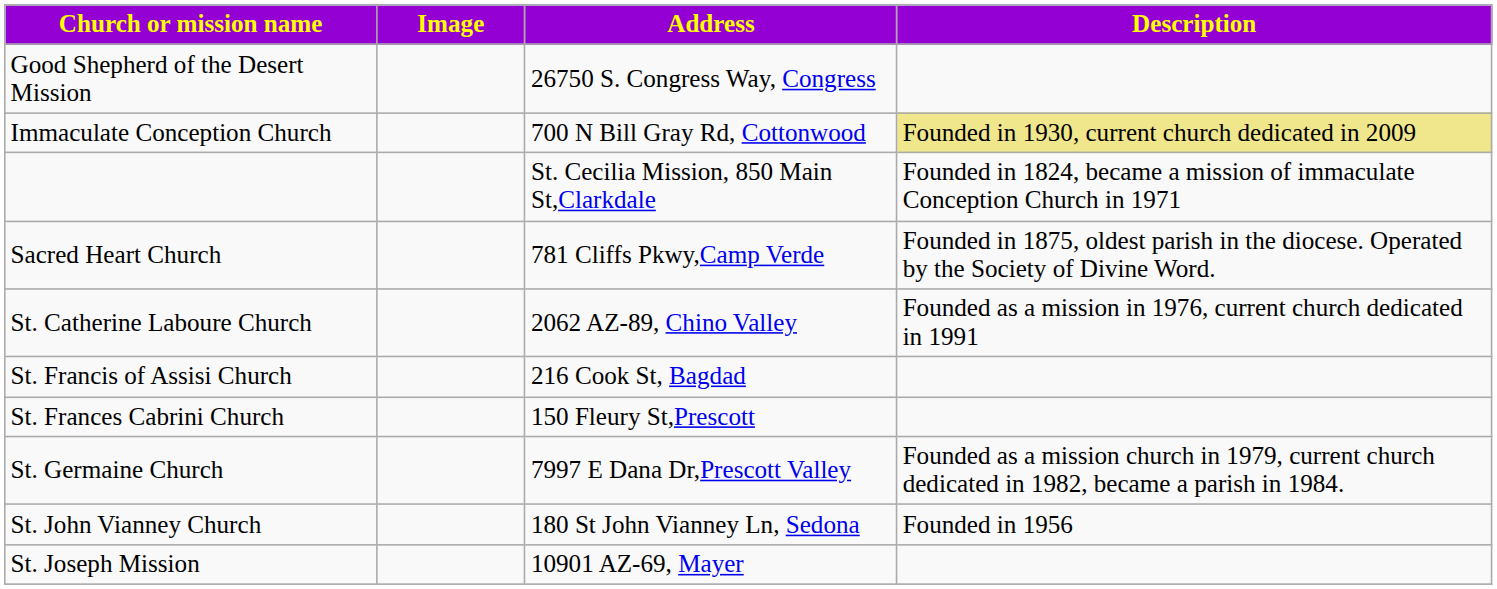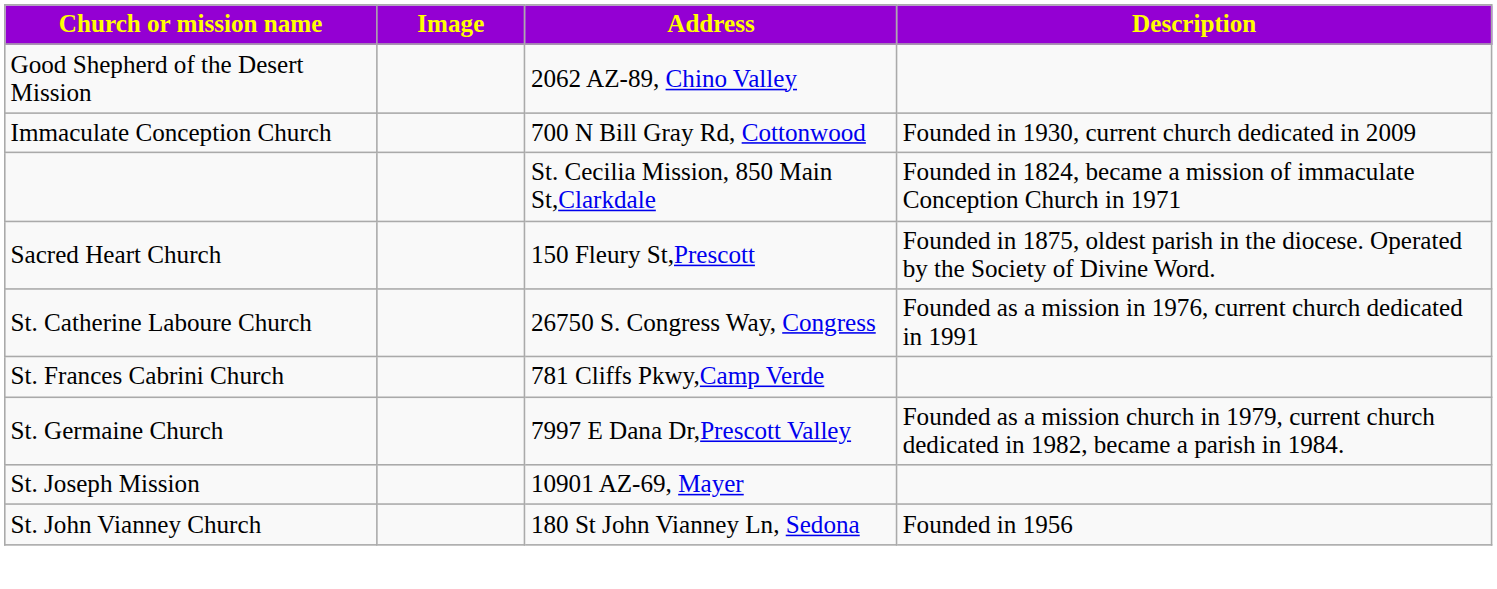(703, 78) 26750 S. Congress Way, Congress -> (664, 78) 2062 AZ-89, Chino Valley
(1159, 132) khaki background -> (1159, 132) no background
(678, 254) 781 Cliffs Pkwy,Camp Verde -> (643, 254) 150 Fleury St,Prescott
(664, 322) 2062 AZ-89, Chino Valley -> (703, 322) 26750 S. Congress Way, Congress
- row: (151, 376)
(643, 416) 150 Fleury St,Prescott -> (678, 376) 781 Cliffs Pkwy,Camp Verde
rows swapped: (136, 524) <-> (105, 564)
